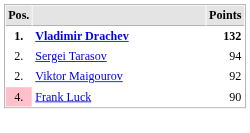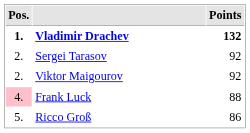(235, 56) 94 -> (235, 56) 92
(235, 96) 90 -> (235, 96) 88
+ row: (63, 117)
